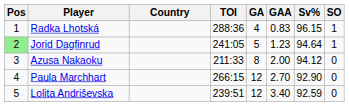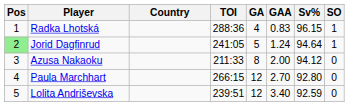(280, 45) 1.23 -> (280, 45) 1.24
(309, 77) 92.90 -> (309, 77) 92.80
